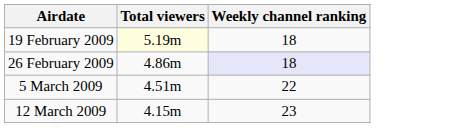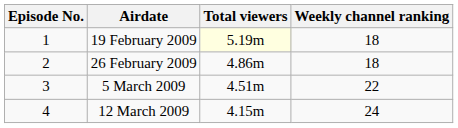+ column: (46, 16)
(289, 63) lavender background -> (372, 63) no background
(289, 110) 23 -> (372, 110) 24
